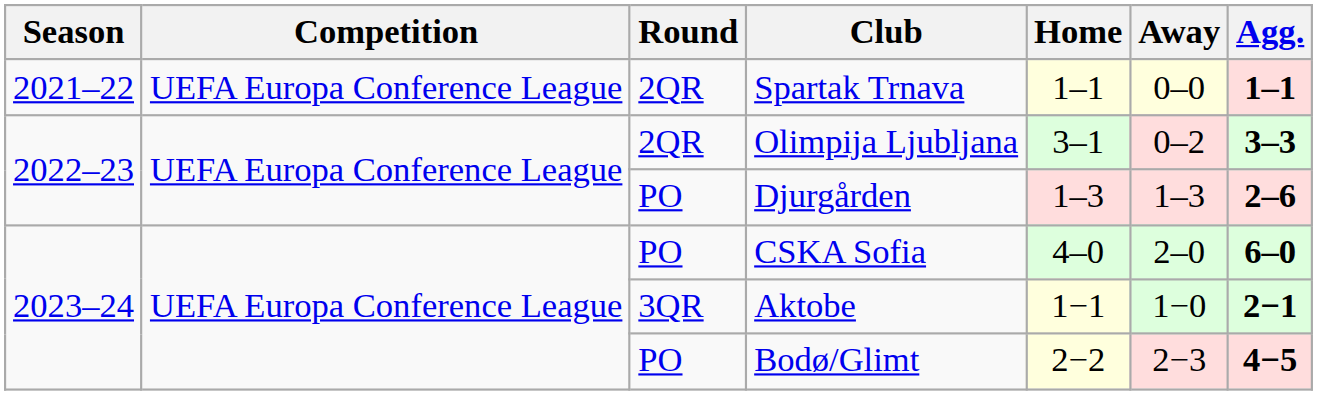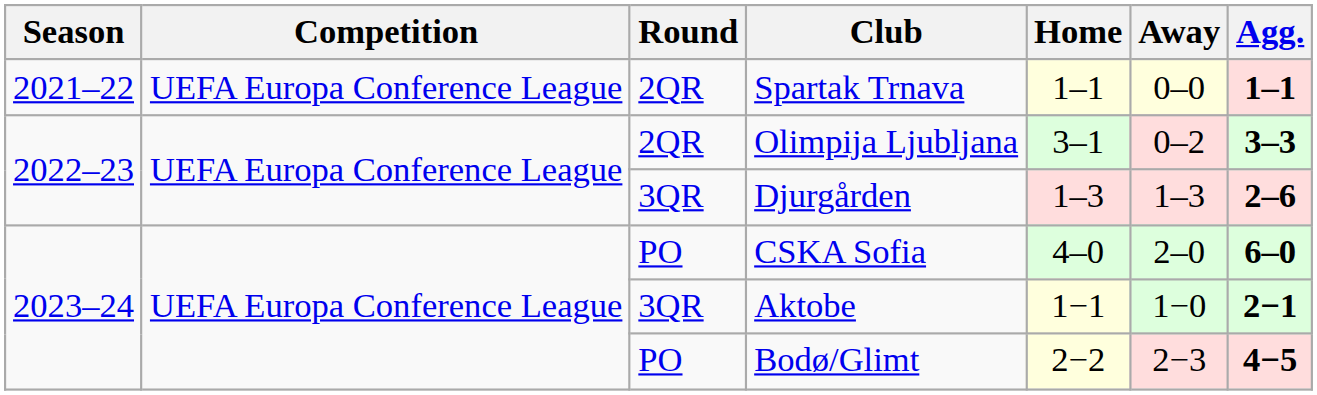(660, 196) PO -> (671, 196) 3QR
